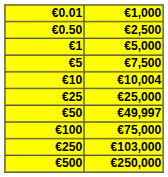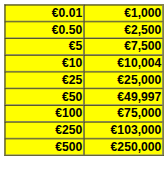- row: (76, 46)
